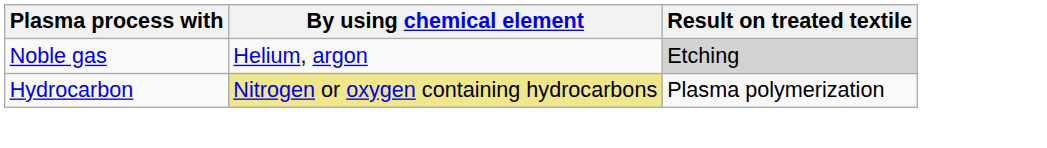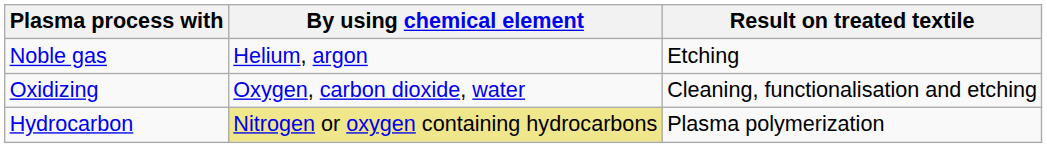(703, 55) lightgrey background -> (703, 55) no background
+ row: (54, 90)
